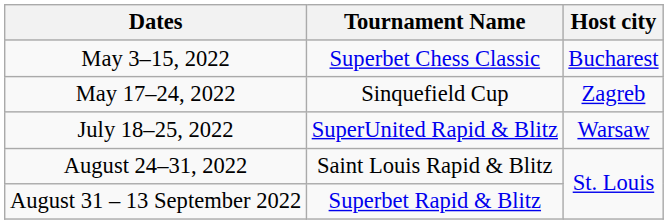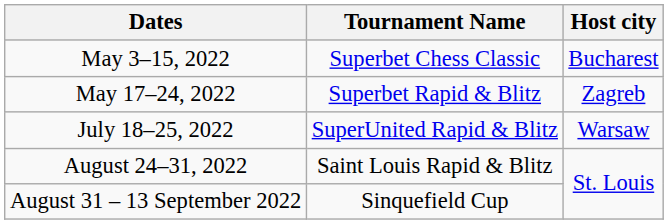(435, 93) Sinquefield Cup -> (435, 93) Superbet Rapid & Blitz
(435, 201) Superbet Rapid & Blitz -> (435, 201) Sinquefield Cup
